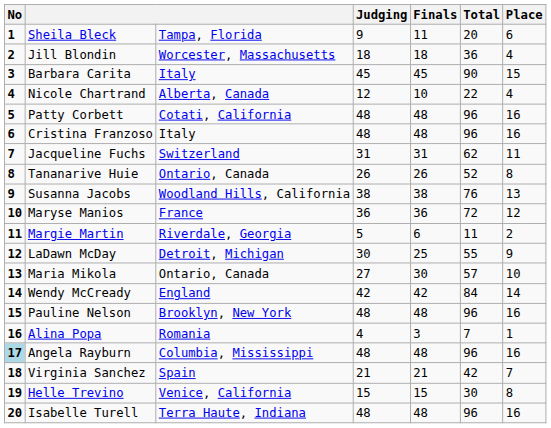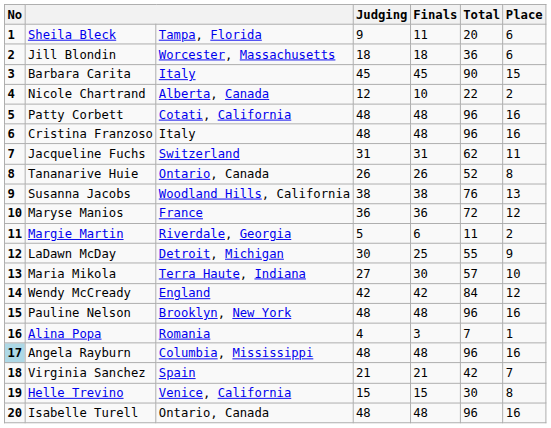(509, 54) 4 -> (509, 54) 6
(509, 94) 4 -> (509, 94) 2
(214, 273) Ontario, Canada -> (232, 273) Terra Haute, Indiana
(513, 293) 14 -> (513, 293) 12
(232, 413) Terra Haute, Indiana -> (214, 413) Ontario, Canada
